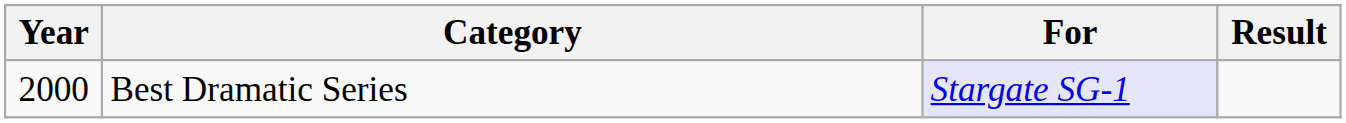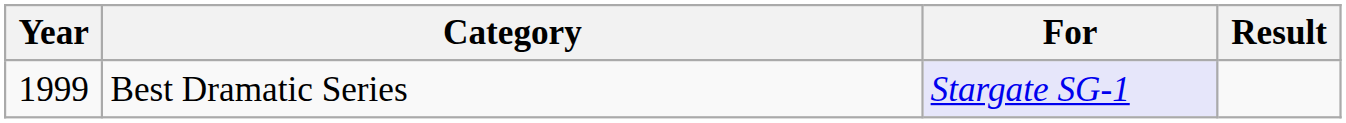(54, 88) 2000 -> (54, 88) 1999
